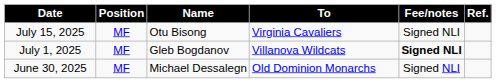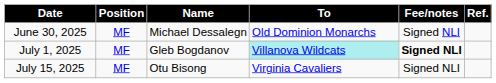rows swapped: (50, 68) <-> (50, 31)
(299, 50) no background -> (299, 50) paleturquoise background
